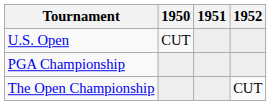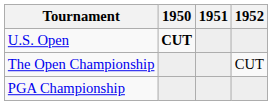(176, 40) normal -> (177, 40) bold
rows swapped: (81, 88) <-> (66, 64)
